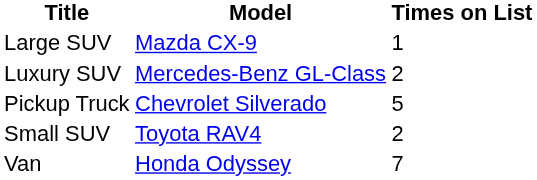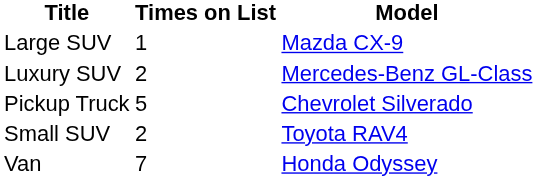columns swapped: (261, 13) <-> (462, 13)
